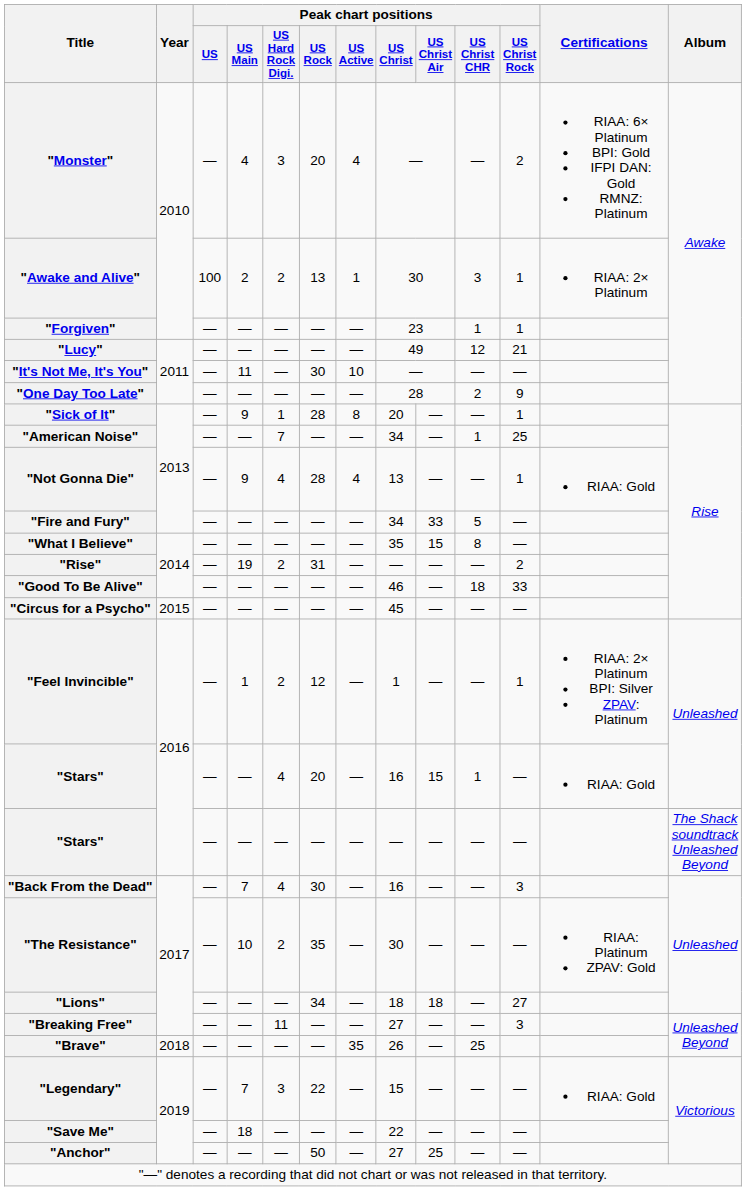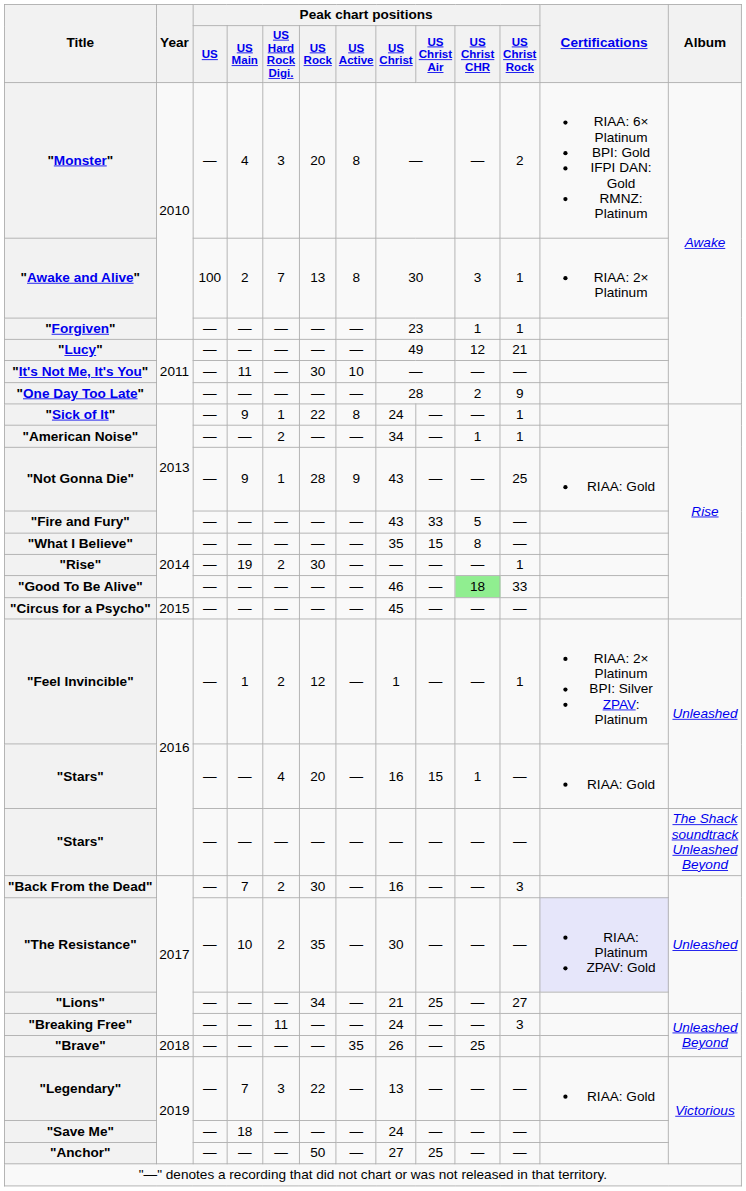(356, 160) 4 -> (356, 160) 8
(281, 278) 2 -> (281, 278) 7
(356, 278) 1 -> (356, 278) 8
(318, 414) 28 -> (318, 414) 22
(396, 414) 20 -> (396, 414) 24
(281, 436) 7 -> (281, 436) 2
(520, 436) 25 -> (520, 436) 1
(281, 479) 4 -> (281, 479) 1
(356, 479) 4 -> (356, 479) 9
(396, 479) 13 -> (396, 479) 43
(520, 479) 1 -> (520, 479) 25
(396, 522) 34 -> (396, 522) 43
(318, 565) 31 -> (318, 565) 30
(520, 565) 2 -> (520, 565) 1
(478, 586) no background -> (478, 586) lightgreen background
(281, 886) 4 -> (281, 886) 2
(604, 952) no background -> (604, 952) lavender background
(396, 1002) 18 -> (396, 1002) 21
(435, 1002) 18 -> (435, 1002) 25
(396, 1024) 27 -> (396, 1024) 24
(396, 1088) 15 -> (396, 1088) 13
(396, 1131) 22 -> (396, 1131) 24
